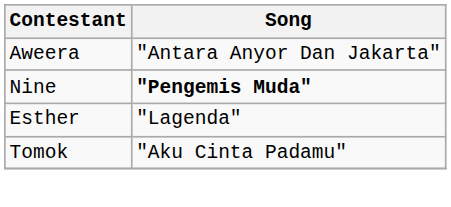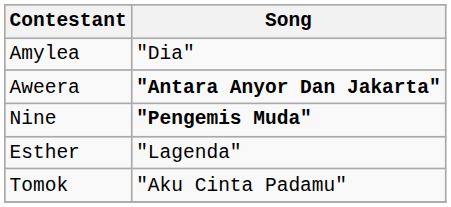+ row: (45, 54)
(288, 54) normal -> (288, 87) bold
